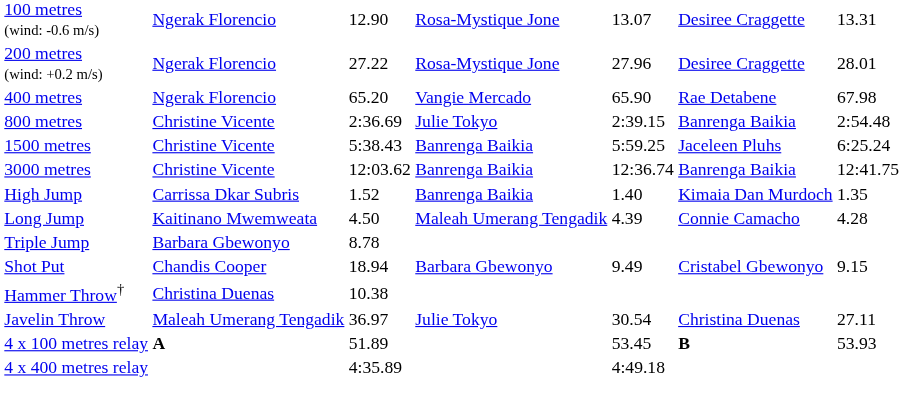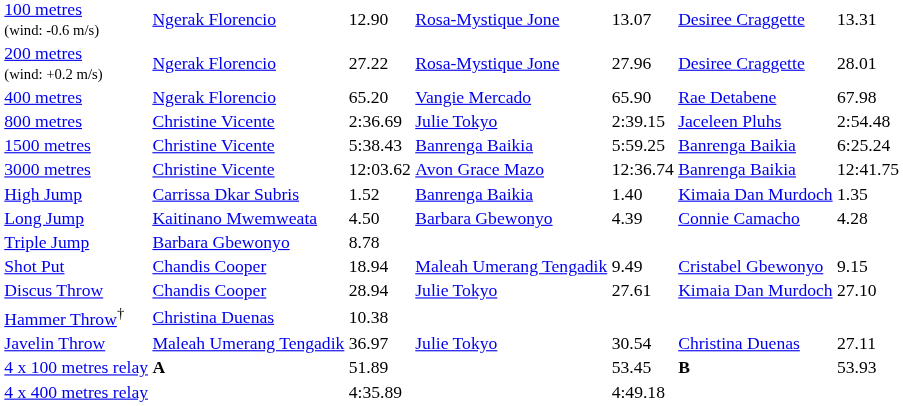(737, 121) Banrenga Baikia -> (730, 121) Jaceleen Pluhs
(730, 145) Jaceleen Pluhs -> (737, 145) Banrenga Baikia
(474, 169) Banrenga Baikia -> (480, 169) Avon Grace Mazo
(511, 218) Maleah Umerang Tengadik -> (484, 218) Barbara Gbewonyo
(484, 266) Barbara Gbewonyo -> (511, 266) Maleah Umerang Tengadik
+ row: (54, 290)
